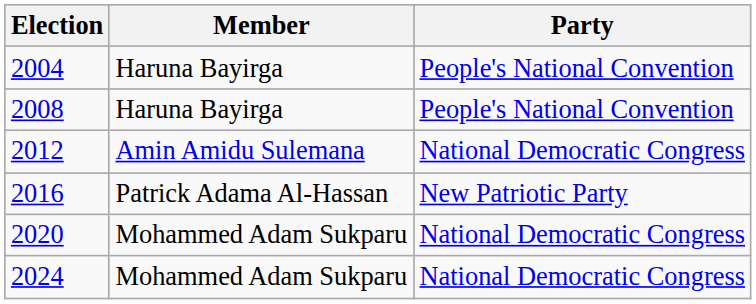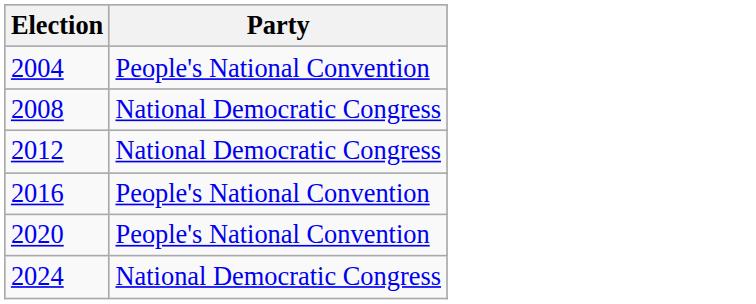- column: (261, 25)
(577, 109) People's National Convention -> (278, 109) National Democratic Congress
(524, 192) New Patriotic Party -> (273, 192) People's National Convention
(582, 234) National Democratic Congress -> (273, 234) People's National Convention
